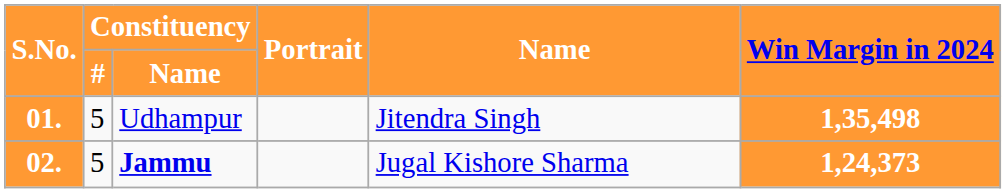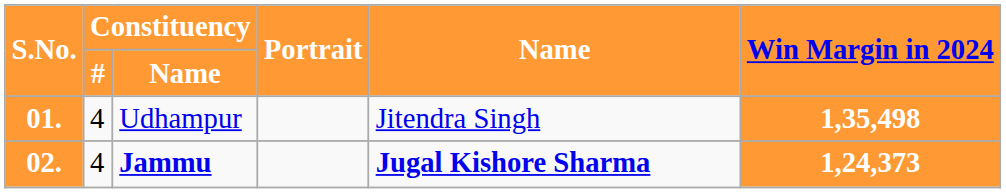(97, 118) 5 -> (97, 118) 4
(97, 163) 5 -> (97, 163) 4
(502, 163) normal -> (513, 163) bold
